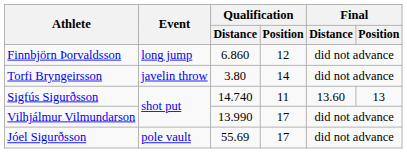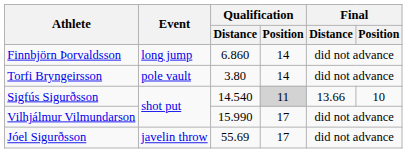(283, 55) 12 -> (283, 55) 14
(174, 76) javelin throw -> (166, 76) pole vault
(235, 96) 14.740 -> (235, 96) 14.540
(283, 96) no background -> (283, 96) lightgrey background
(331, 96) 13.60 -> (331, 96) 13.66
(379, 96) 13 -> (379, 96) 10
(235, 117) 13.990 -> (235, 117) 15.990
(166, 138) pole vault -> (174, 138) javelin throw
